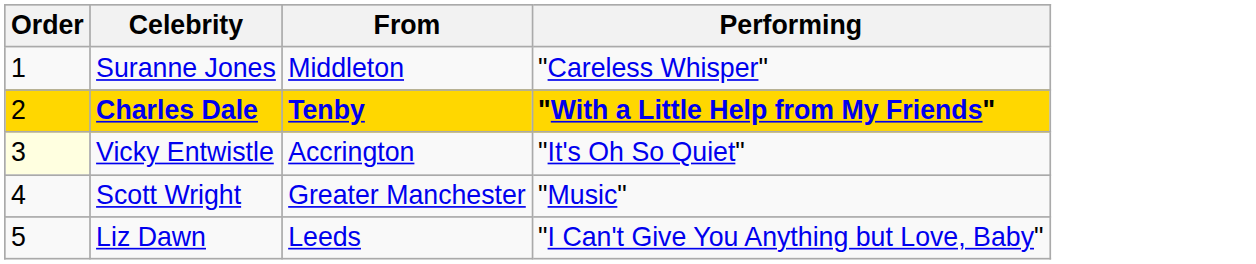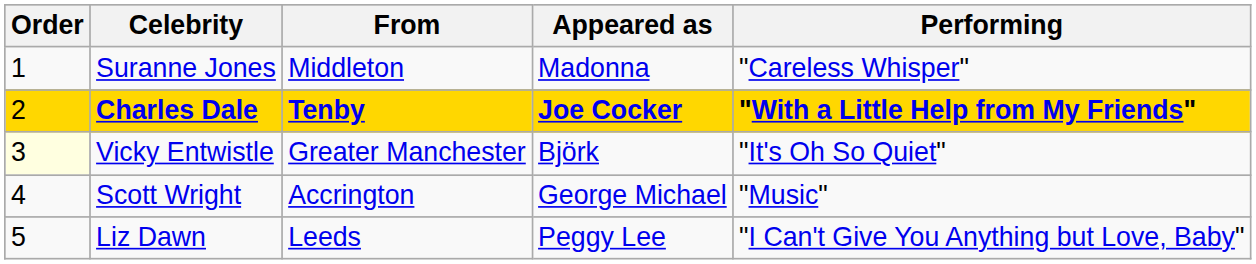+ column: (632, 25)
(351, 152) Accrington -> (407, 152) Greater Manchester
(407, 195) Greater Manchester -> (351, 195) Accrington
